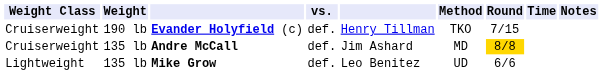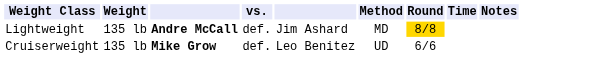- row: (227, 29)
(52, 47) Cruiserweight -> (45, 29) Lightweight
(45, 64) Lightweight -> (52, 47) Cruiserweight
